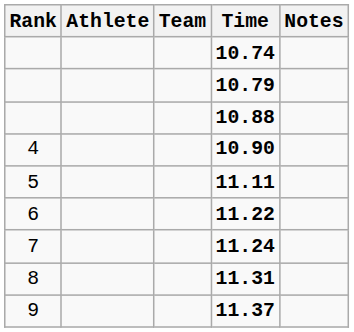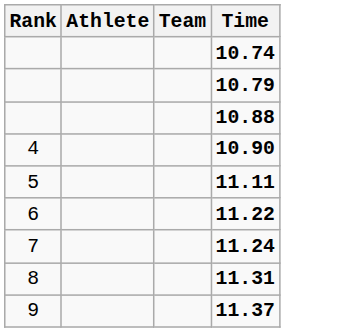- column: (314, 21)
